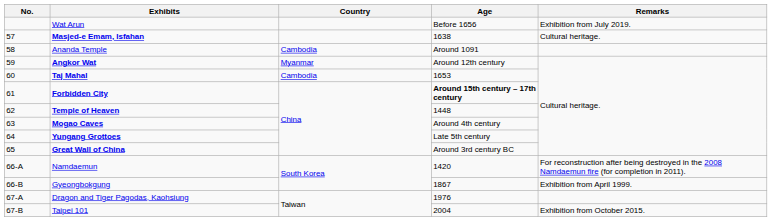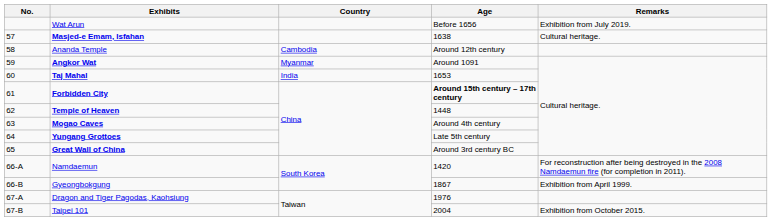(456, 50) Around 1091 -> (469, 50) Around 12th century
(469, 62) Around 12th century -> (456, 62) Around 1091
(299, 75) Cambodia -> (289, 75) India
